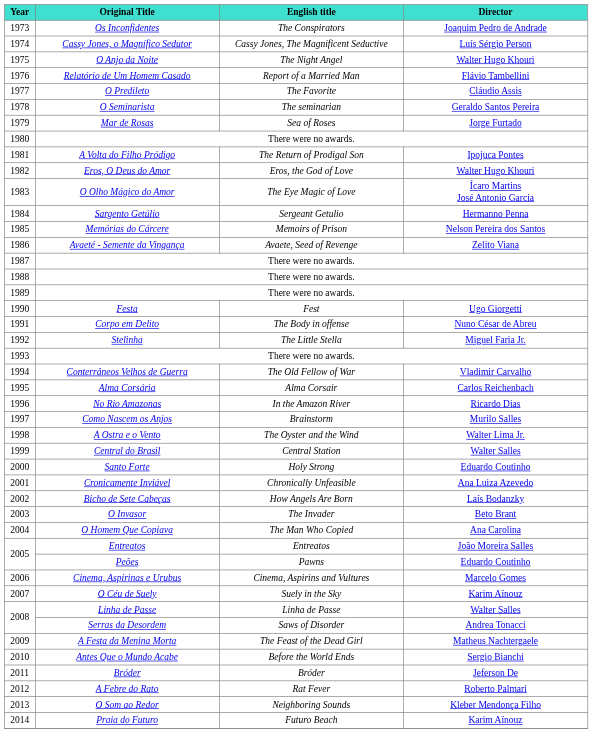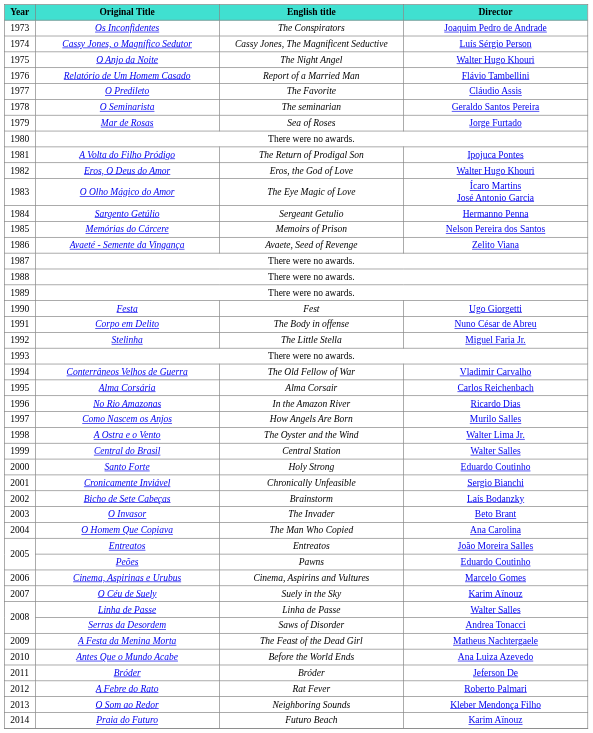(311, 419) Brainstorm -> (311, 419) How Angels Are Born
(496, 483) Ana Luiza Azevedo -> (496, 483) Sergio Bianchi
(311, 498) How Angels Are Born -> (311, 498) Brainstorm
(496, 657) Sergio Bianchi -> (496, 657) Ana Luiza Azevedo
